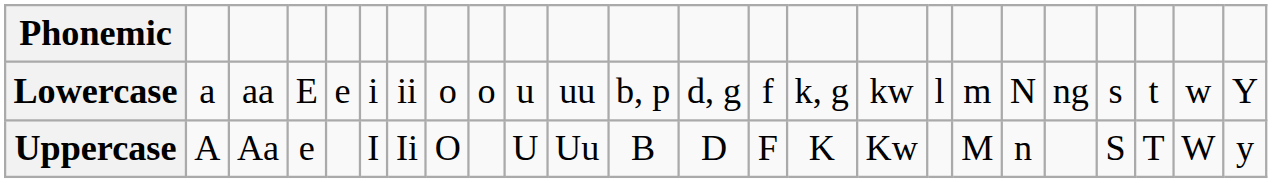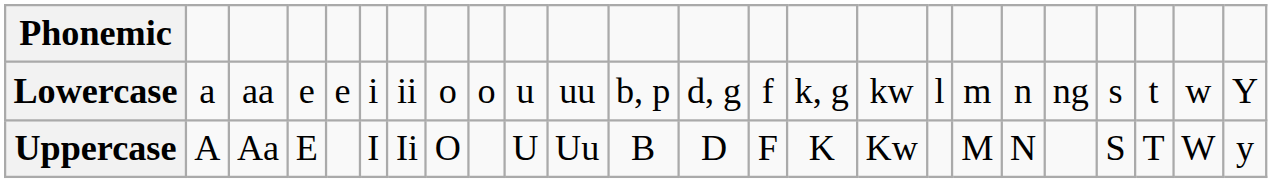(307, 90) E -> (307, 90) e
(1023, 90) N -> (1023, 90) n
(307, 147) e -> (307, 147) E
(1023, 147) n -> (1023, 147) N
